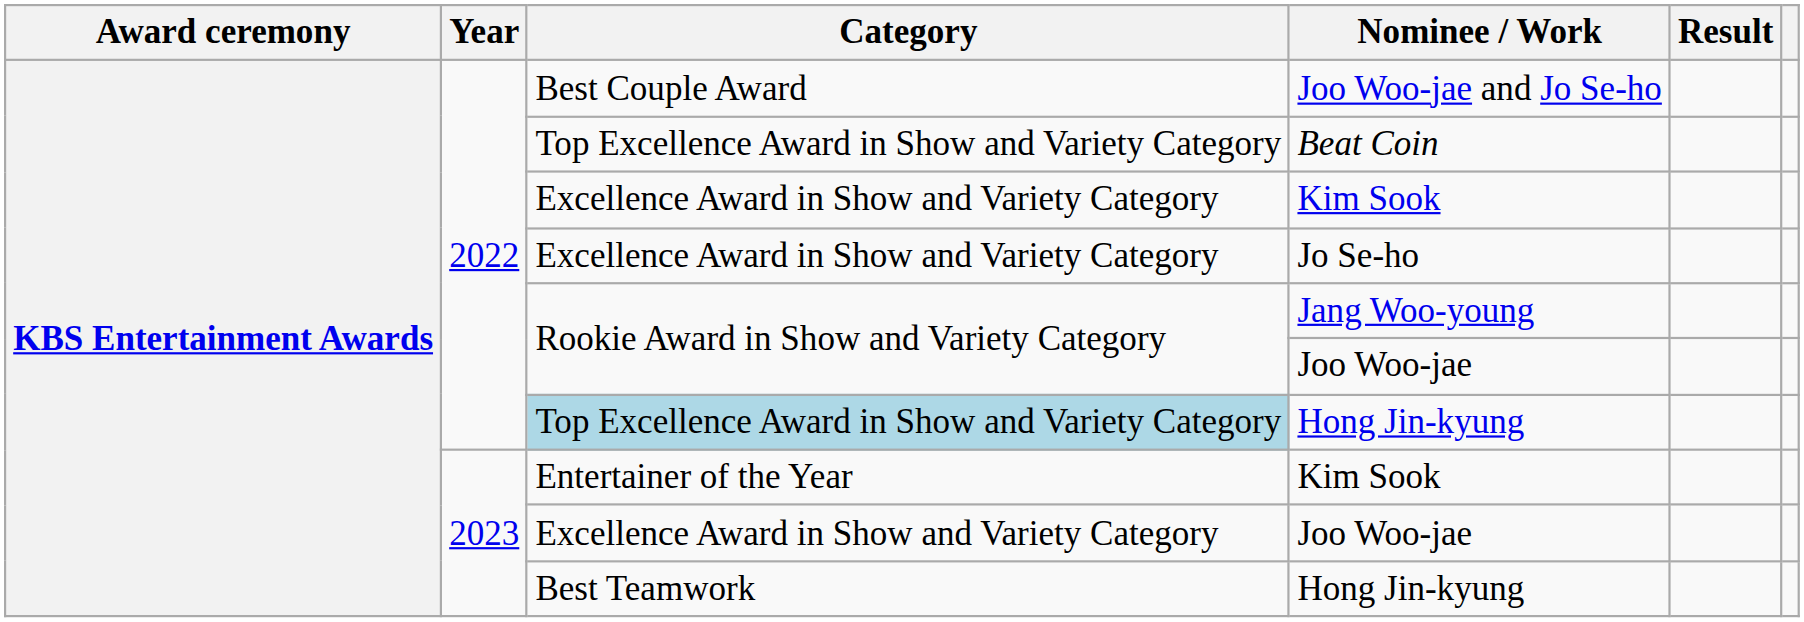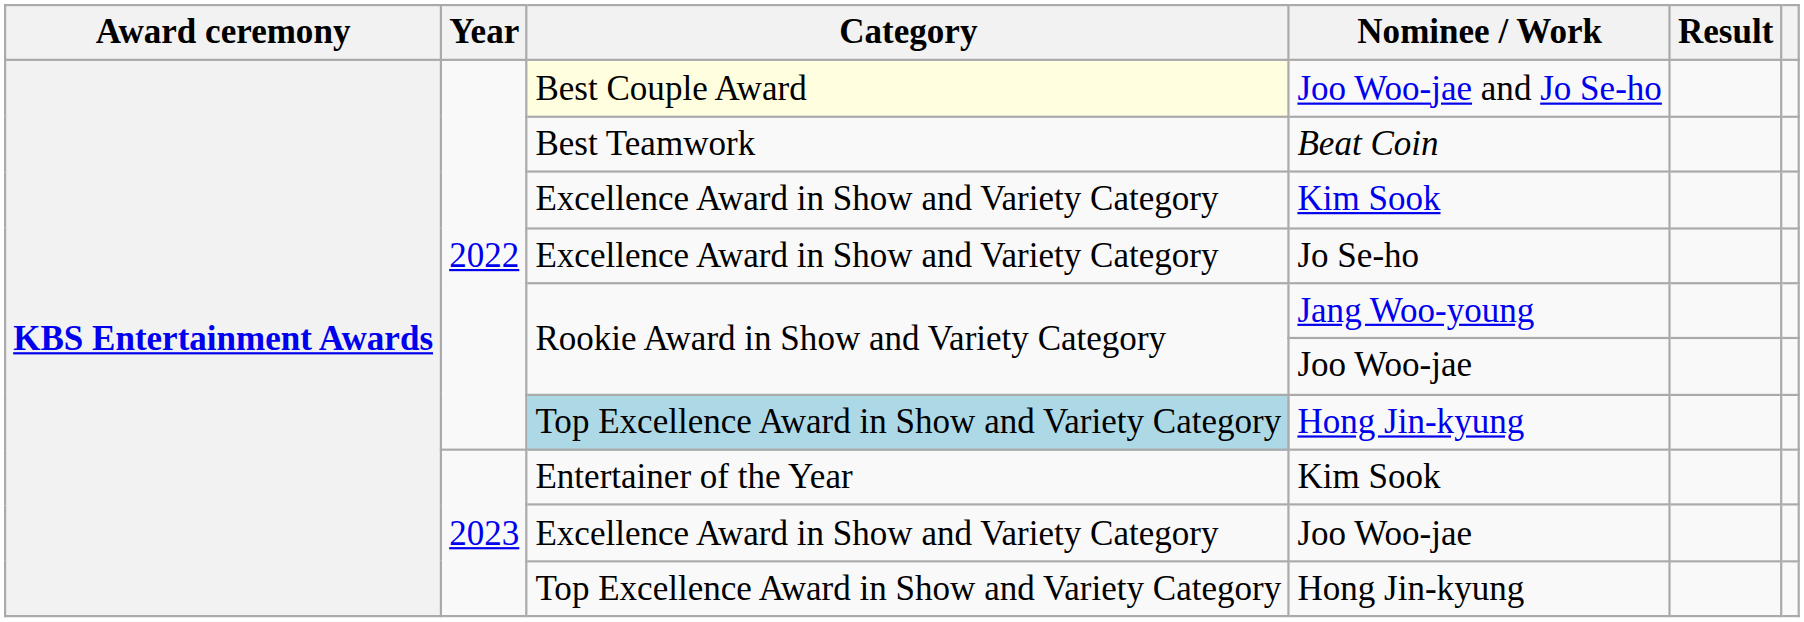(671, 87) no background -> (671, 87) lightyellow background
(908, 143) Top Excellence Award in Show and Variety Category -> (645, 143) Best Teamwork
(645, 587) Best Teamwork -> (908, 587) Top Excellence Award in Show and Variety Category
